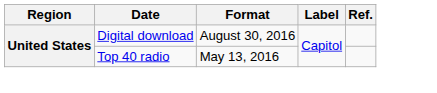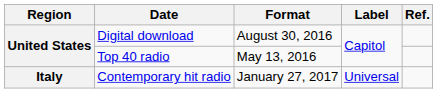+ row: (164, 77)
